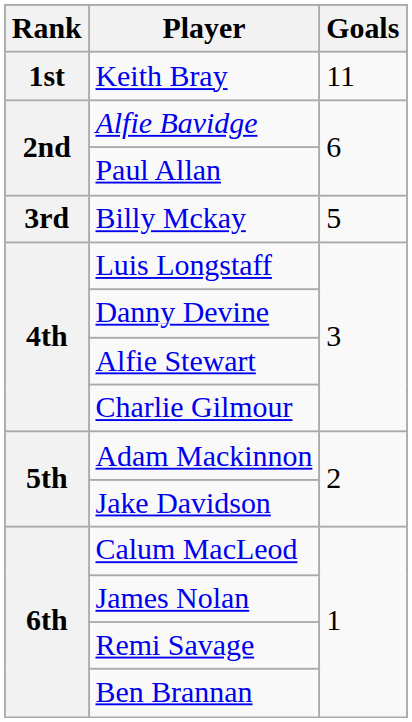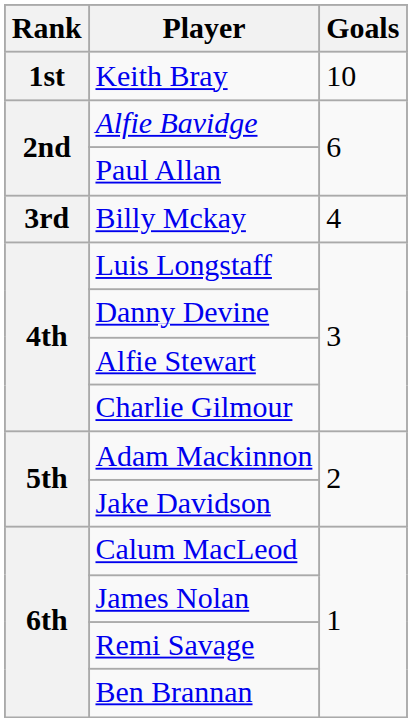(341, 75) 11 -> (341, 75) 10
(334, 218) 5 -> (334, 218) 4
